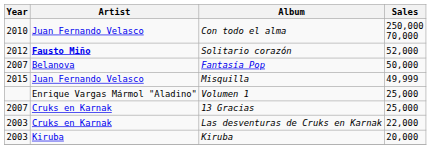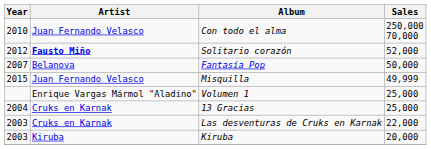(17, 108) 2007 -> (17, 108) 2004
